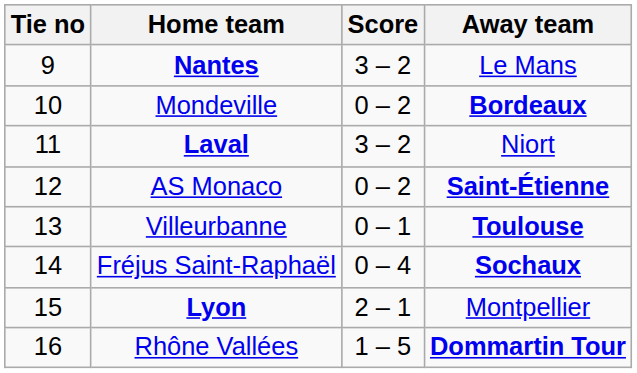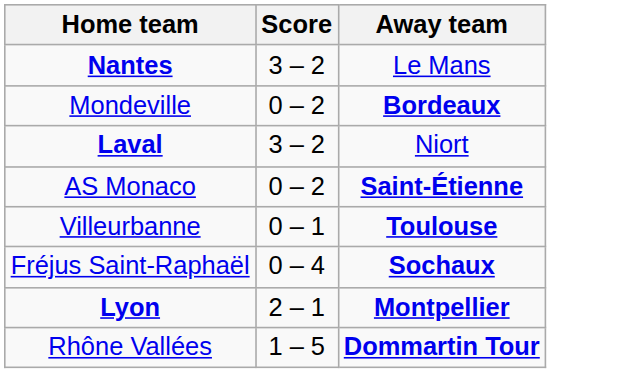- column: (48, 24)
(528, 307) normal -> (442, 307) bold
